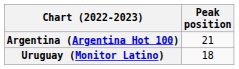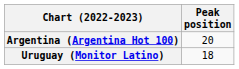(208, 40) 21 -> (208, 40) 20
